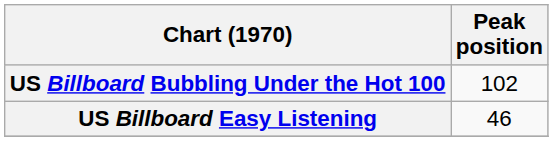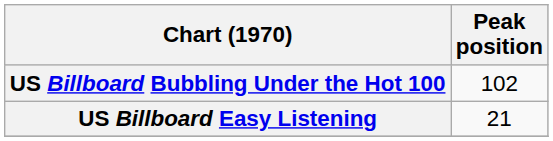(499, 118) 46 -> (499, 118) 21
